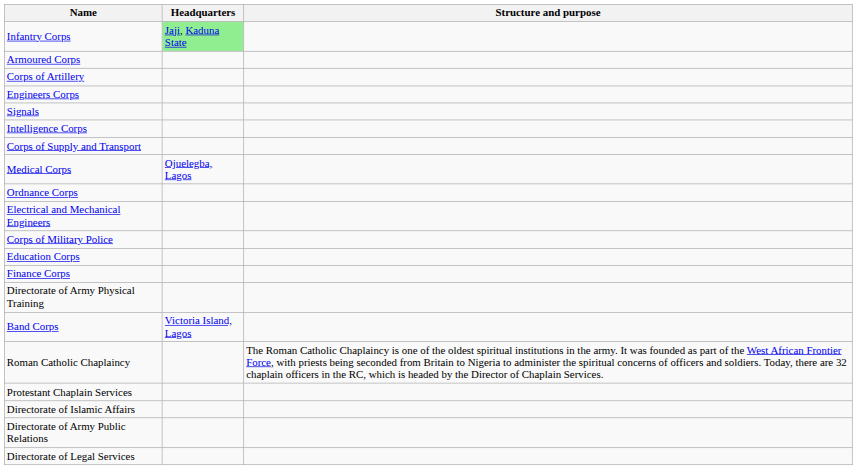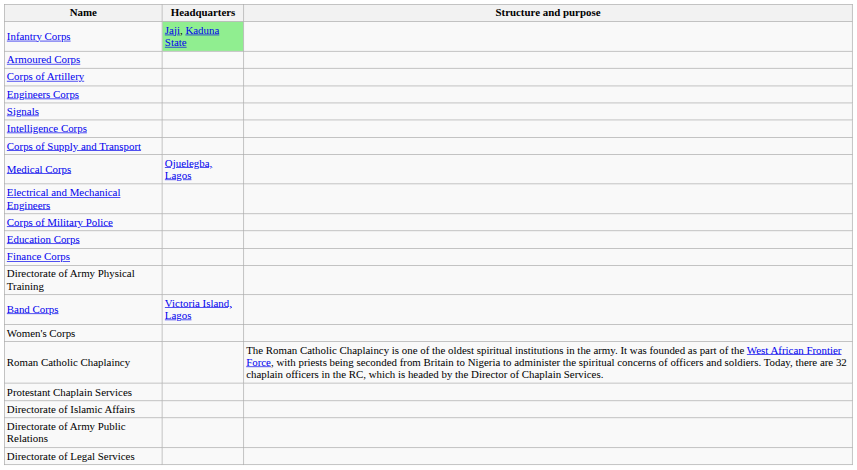- row: (42, 192)
+ row: (41, 333)
